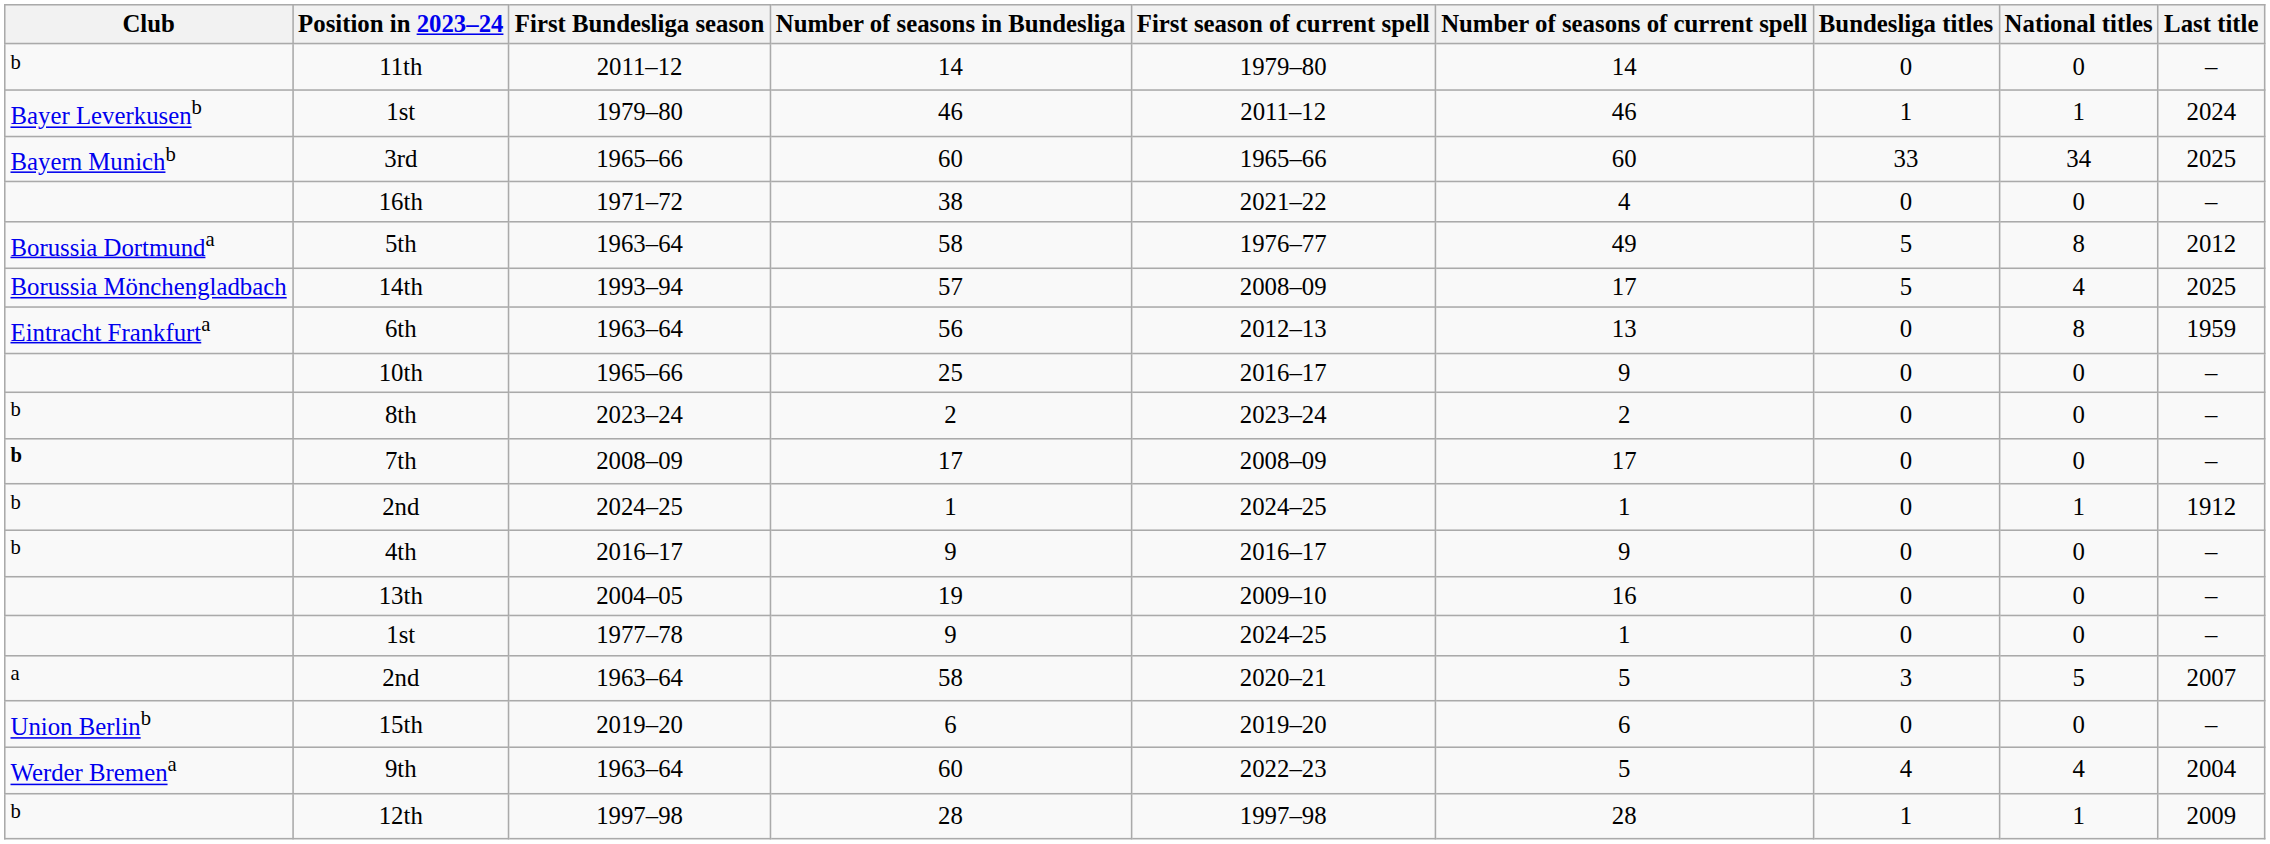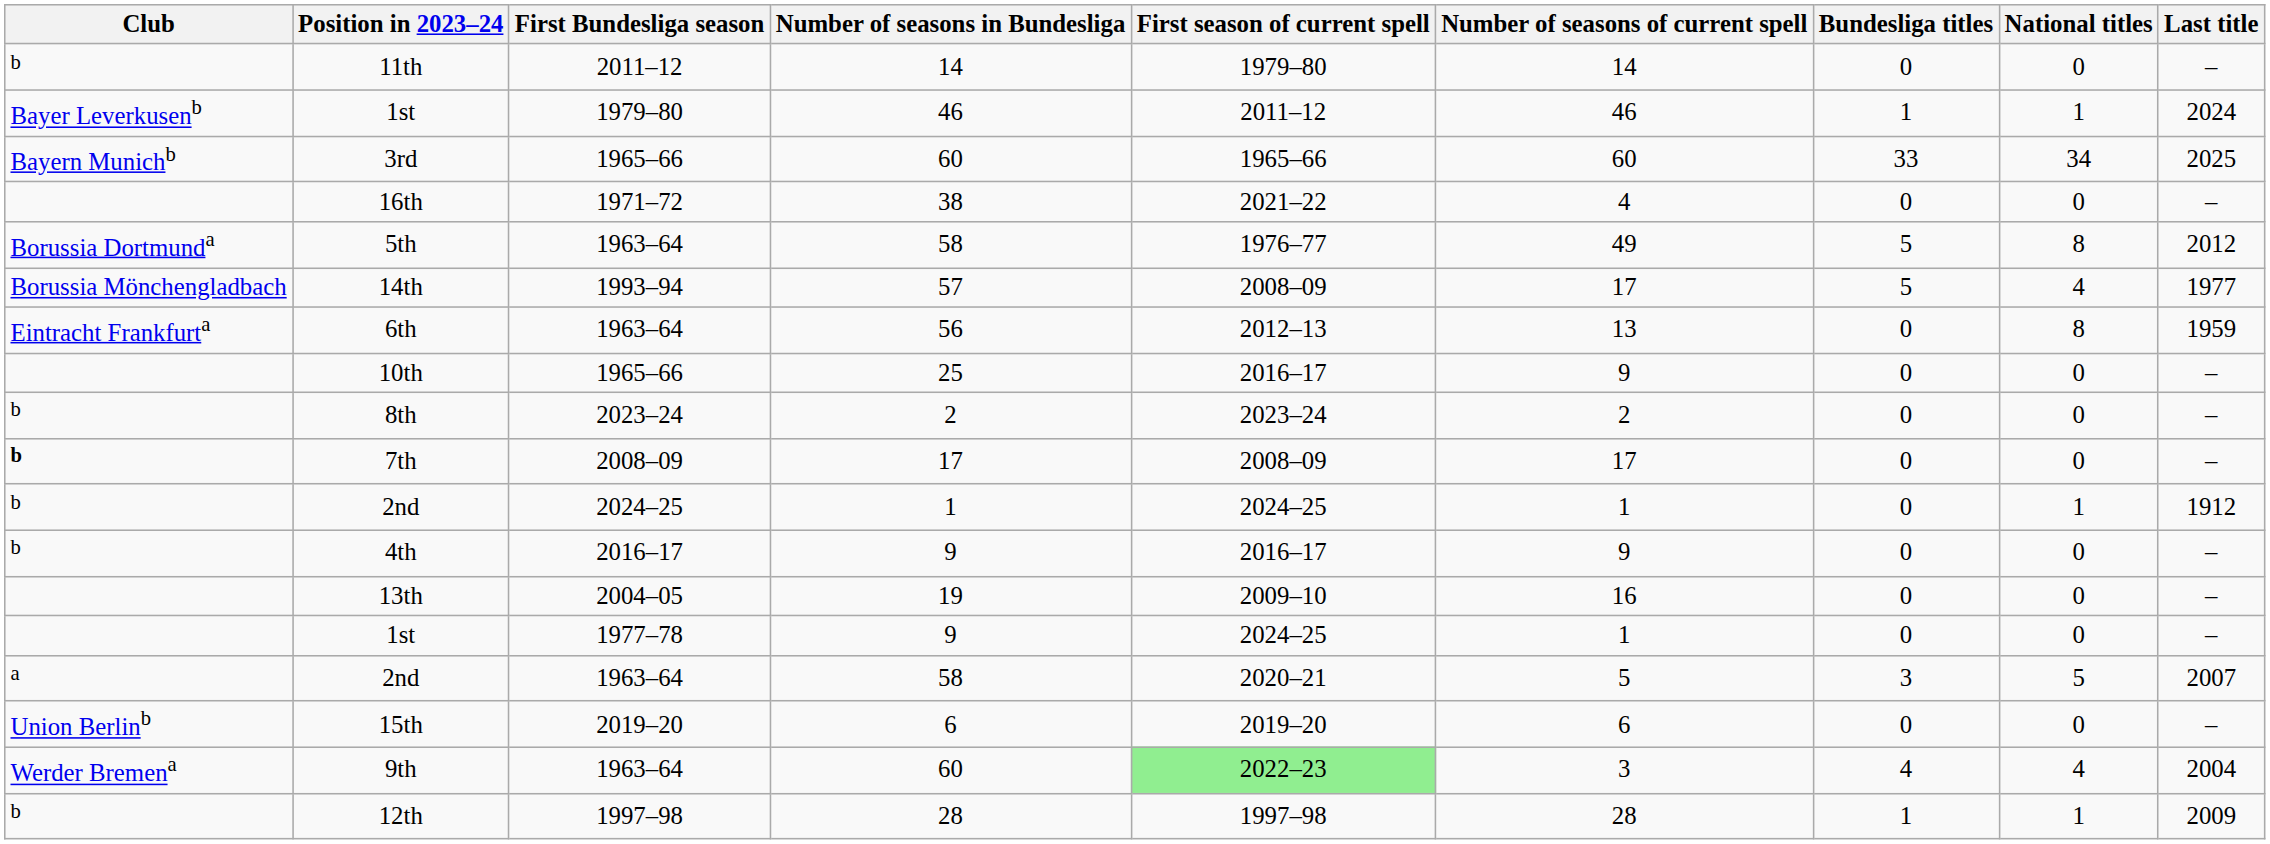(2211, 286) 2025 -> (2211, 286) 1977
(1283, 769) no background -> (1283, 769) lightgreen background
(1624, 769) 5 -> (1624, 769) 3
